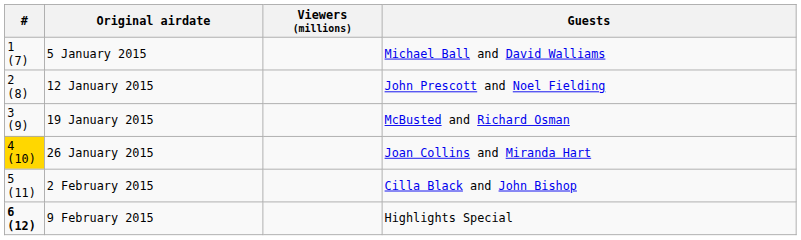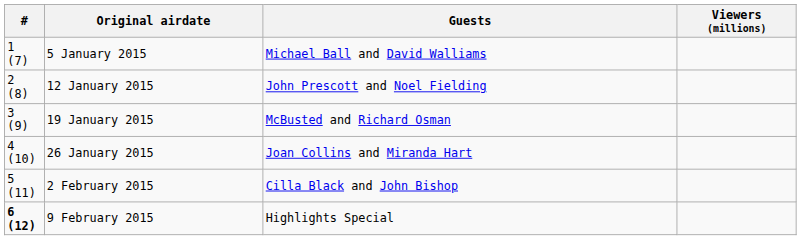columns swapped: (589, 21) <-> (322, 21)
(22, 153) gold background -> (22, 153) no background
